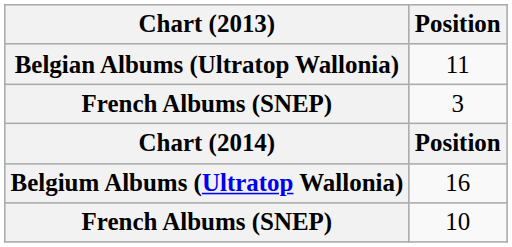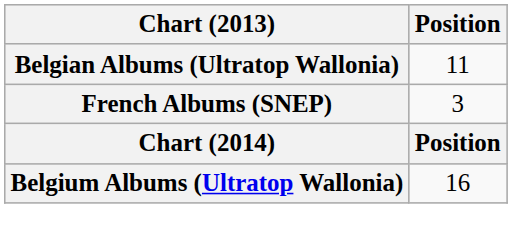- row: (458, 222)
